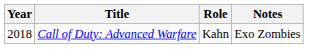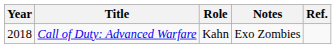+ column: (317, 14)
